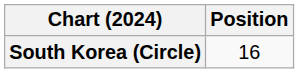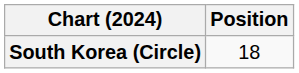(249, 51) 16 -> (249, 51) 18
